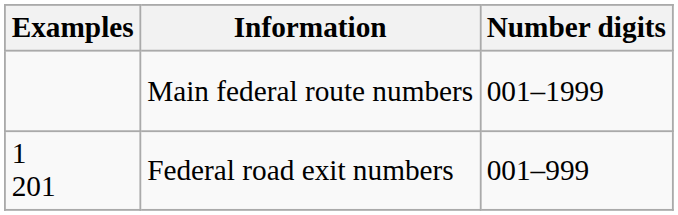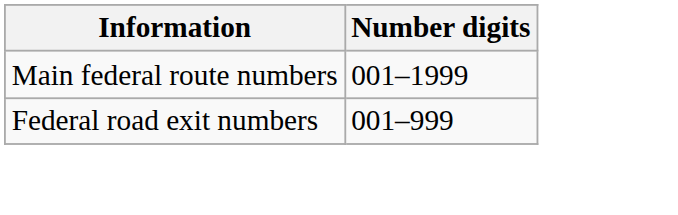- column: (73, 27)
